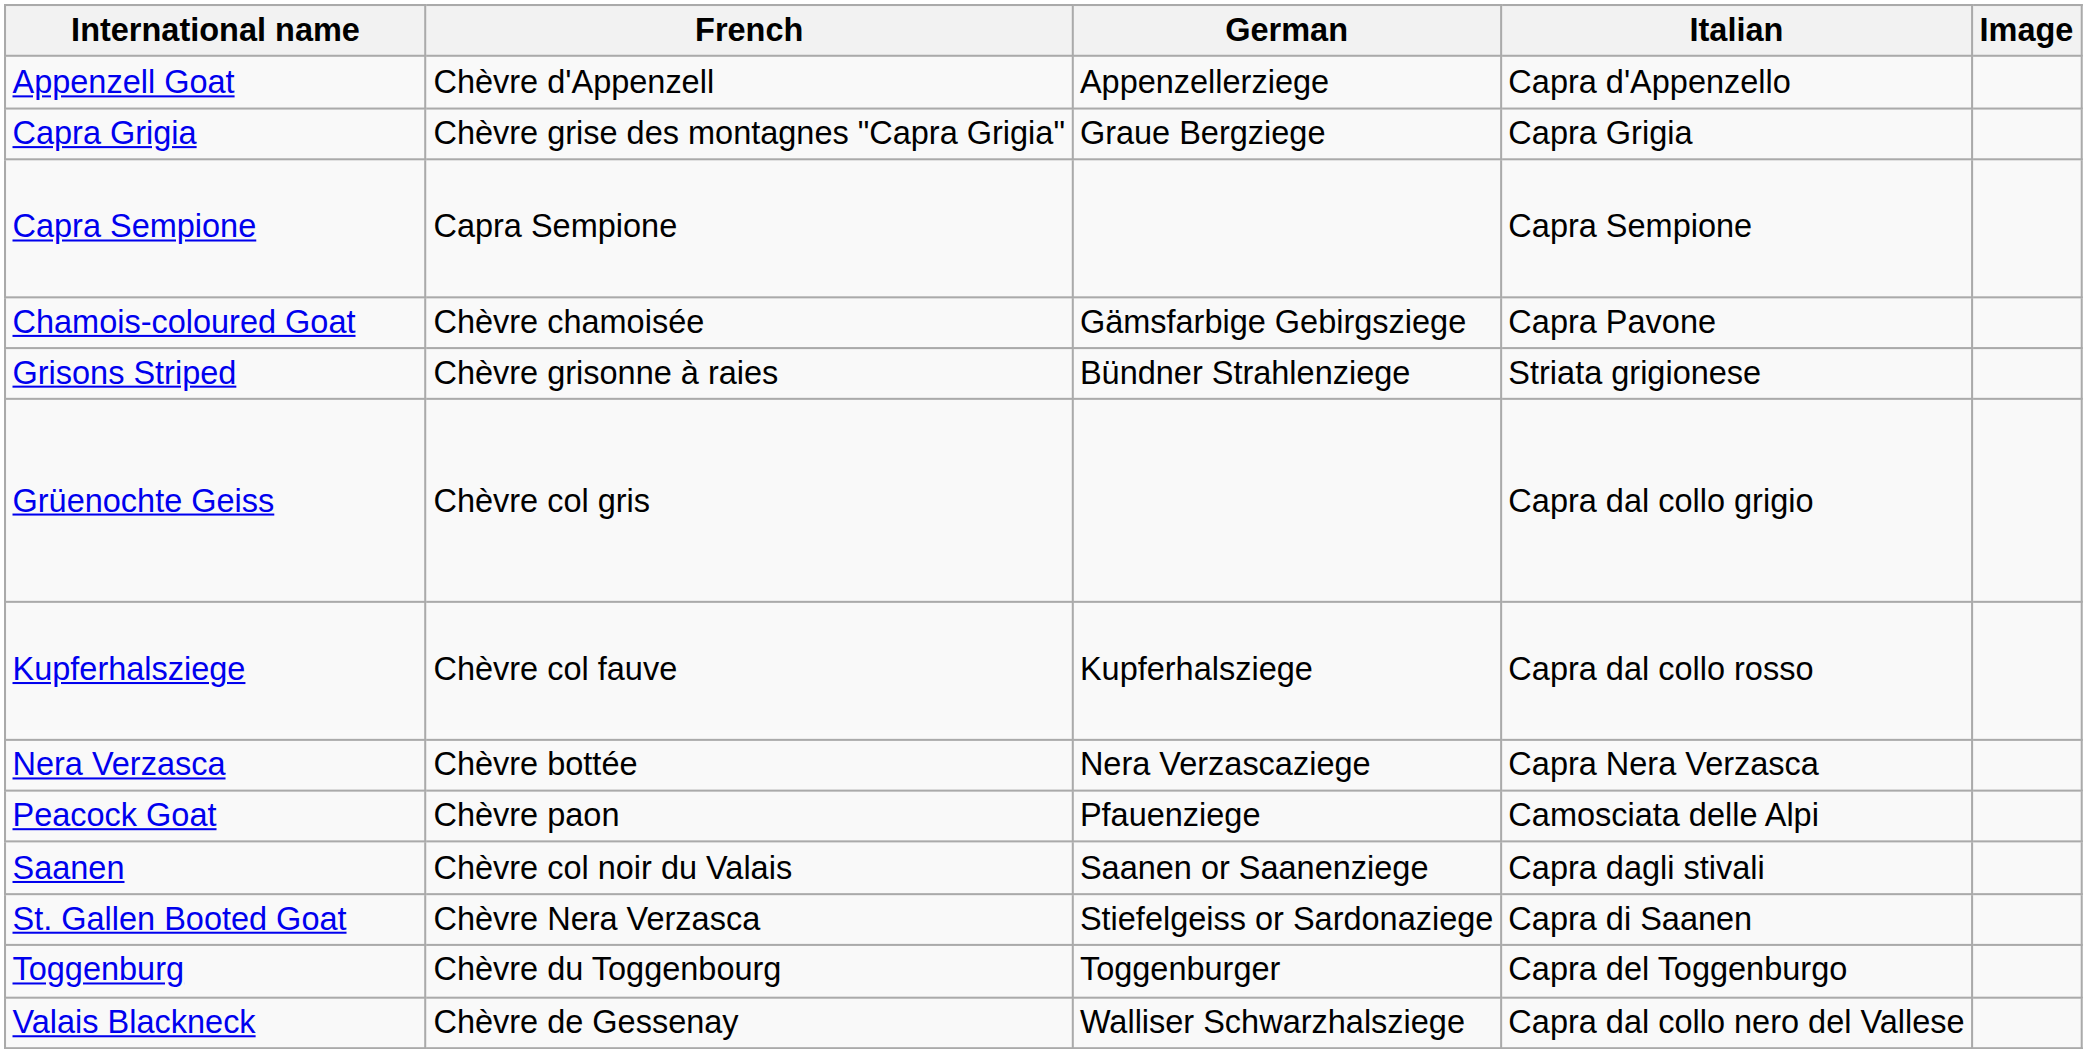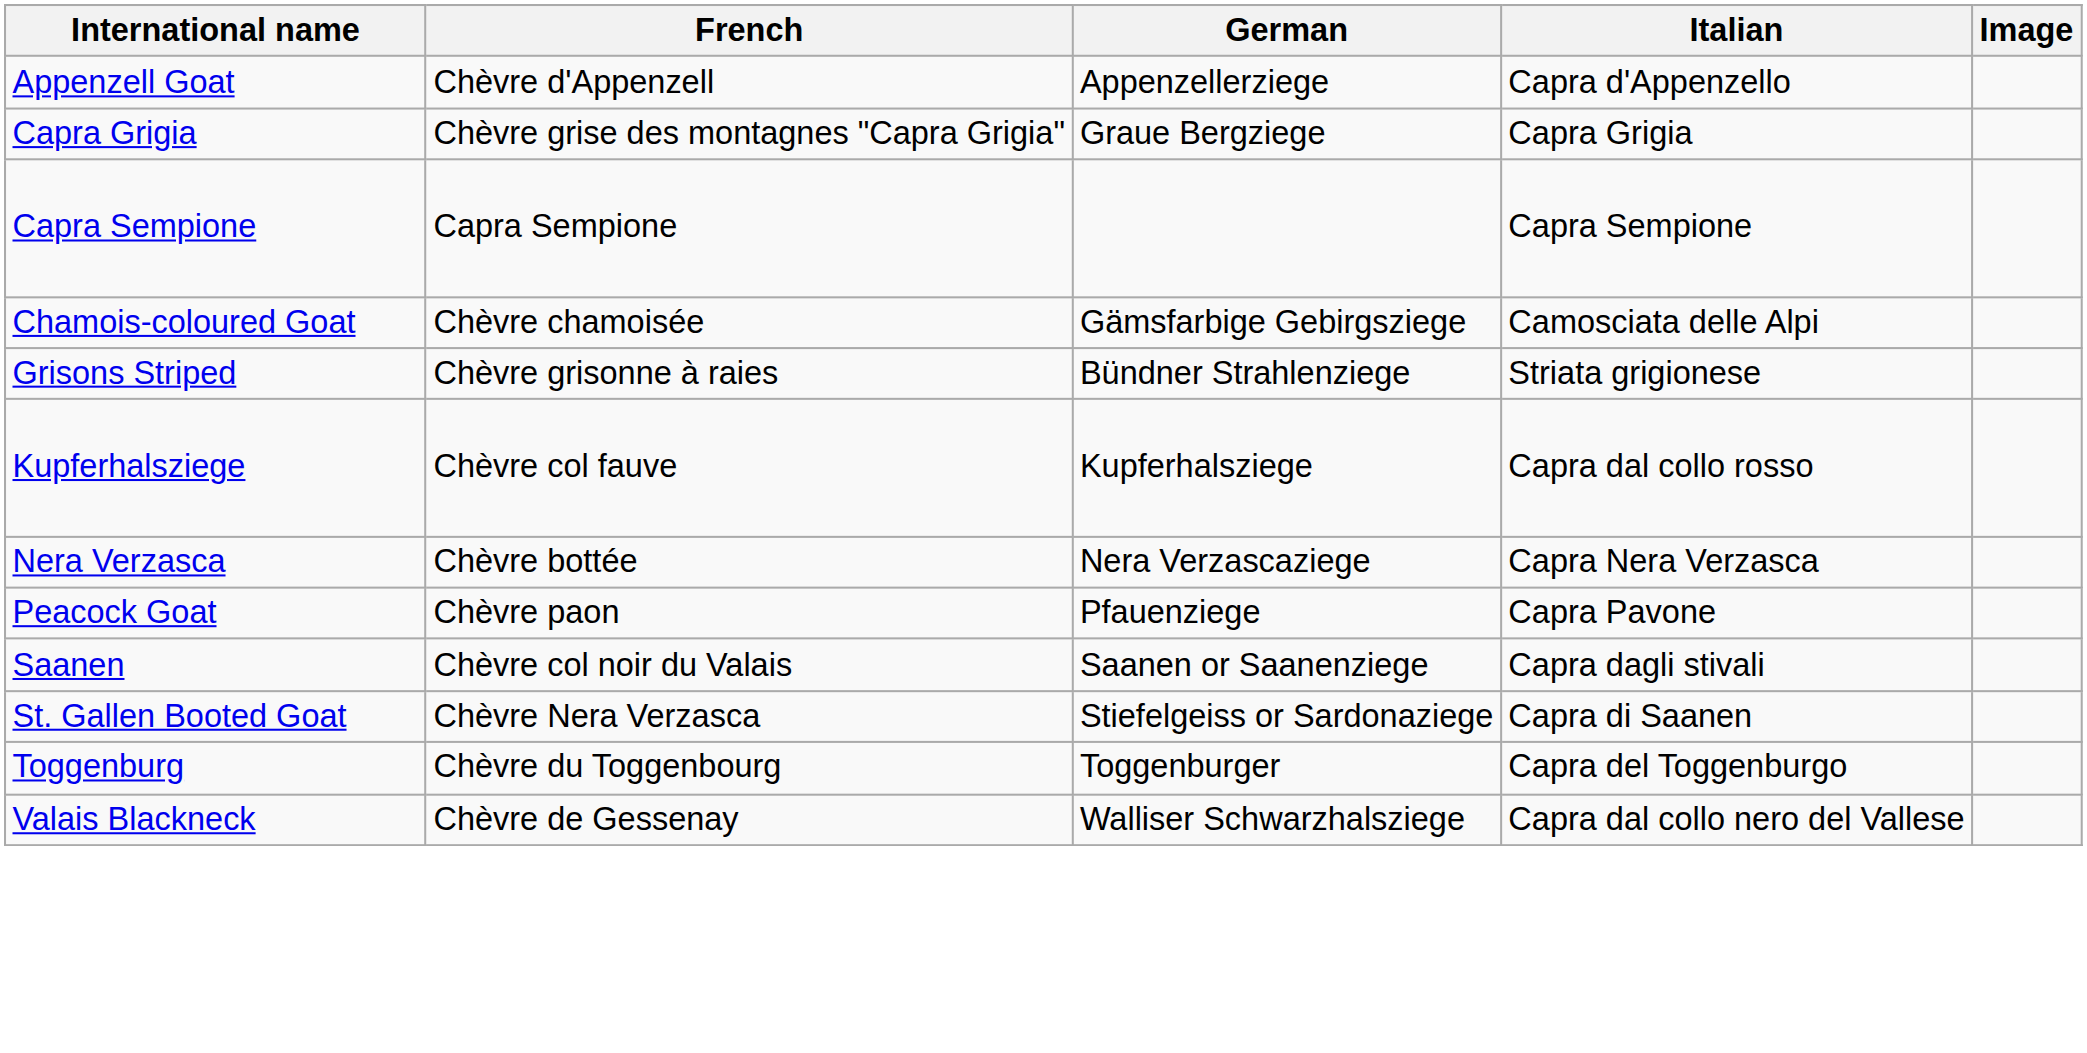(1612, 321) Capra Pavone -> (1664, 321) Camosciata delle Alpi
- row: (143, 500)
(1664, 815) Camosciata delle Alpi -> (1612, 612) Capra Pavone
